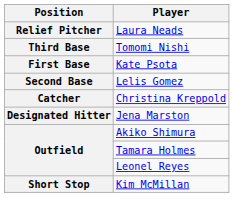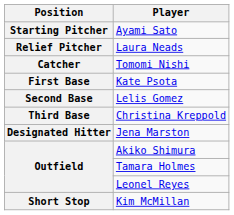+ row: (147, 30)
(59, 47) Third Base -> (59, 64) Catcher
(59, 98) Catcher -> (59, 115) Third Base
